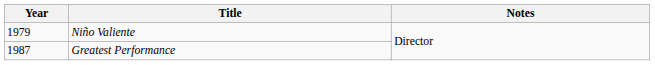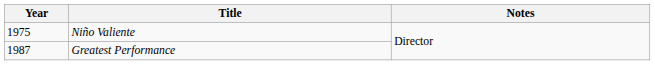(19, 32) 1979 -> (19, 32) 1975
